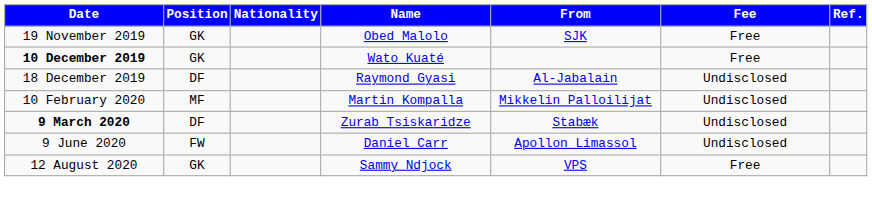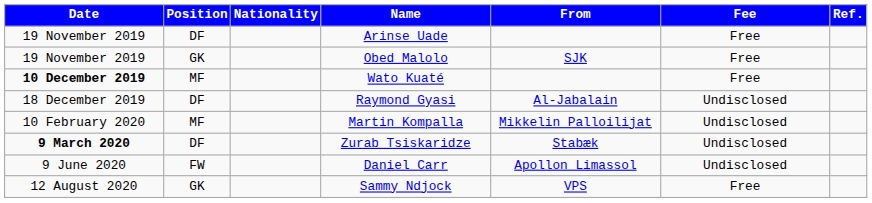+ row: (406, 36)
(197, 58) GK -> (197, 79) MF
